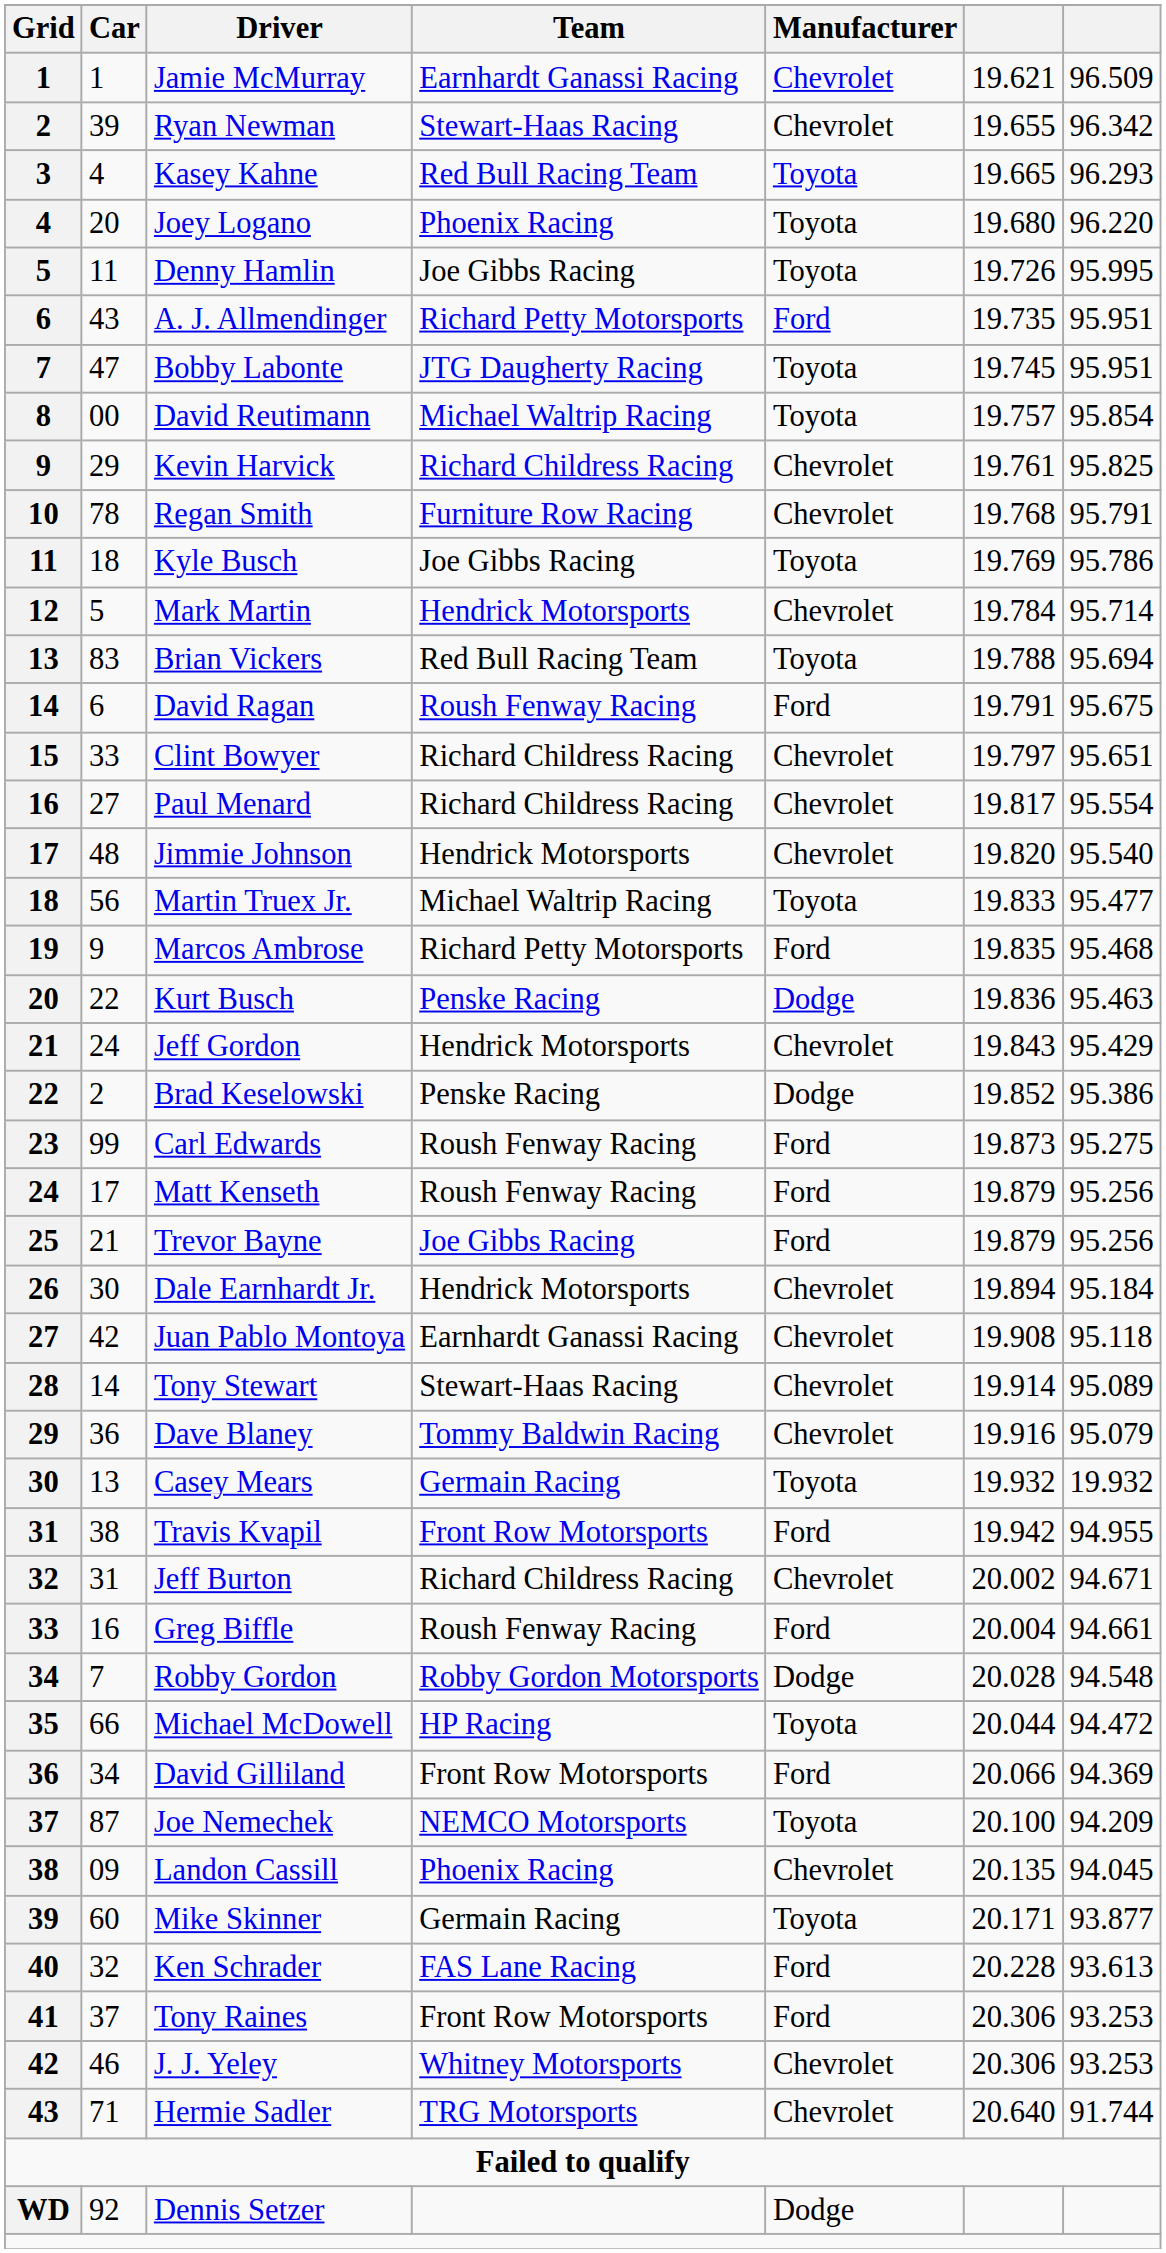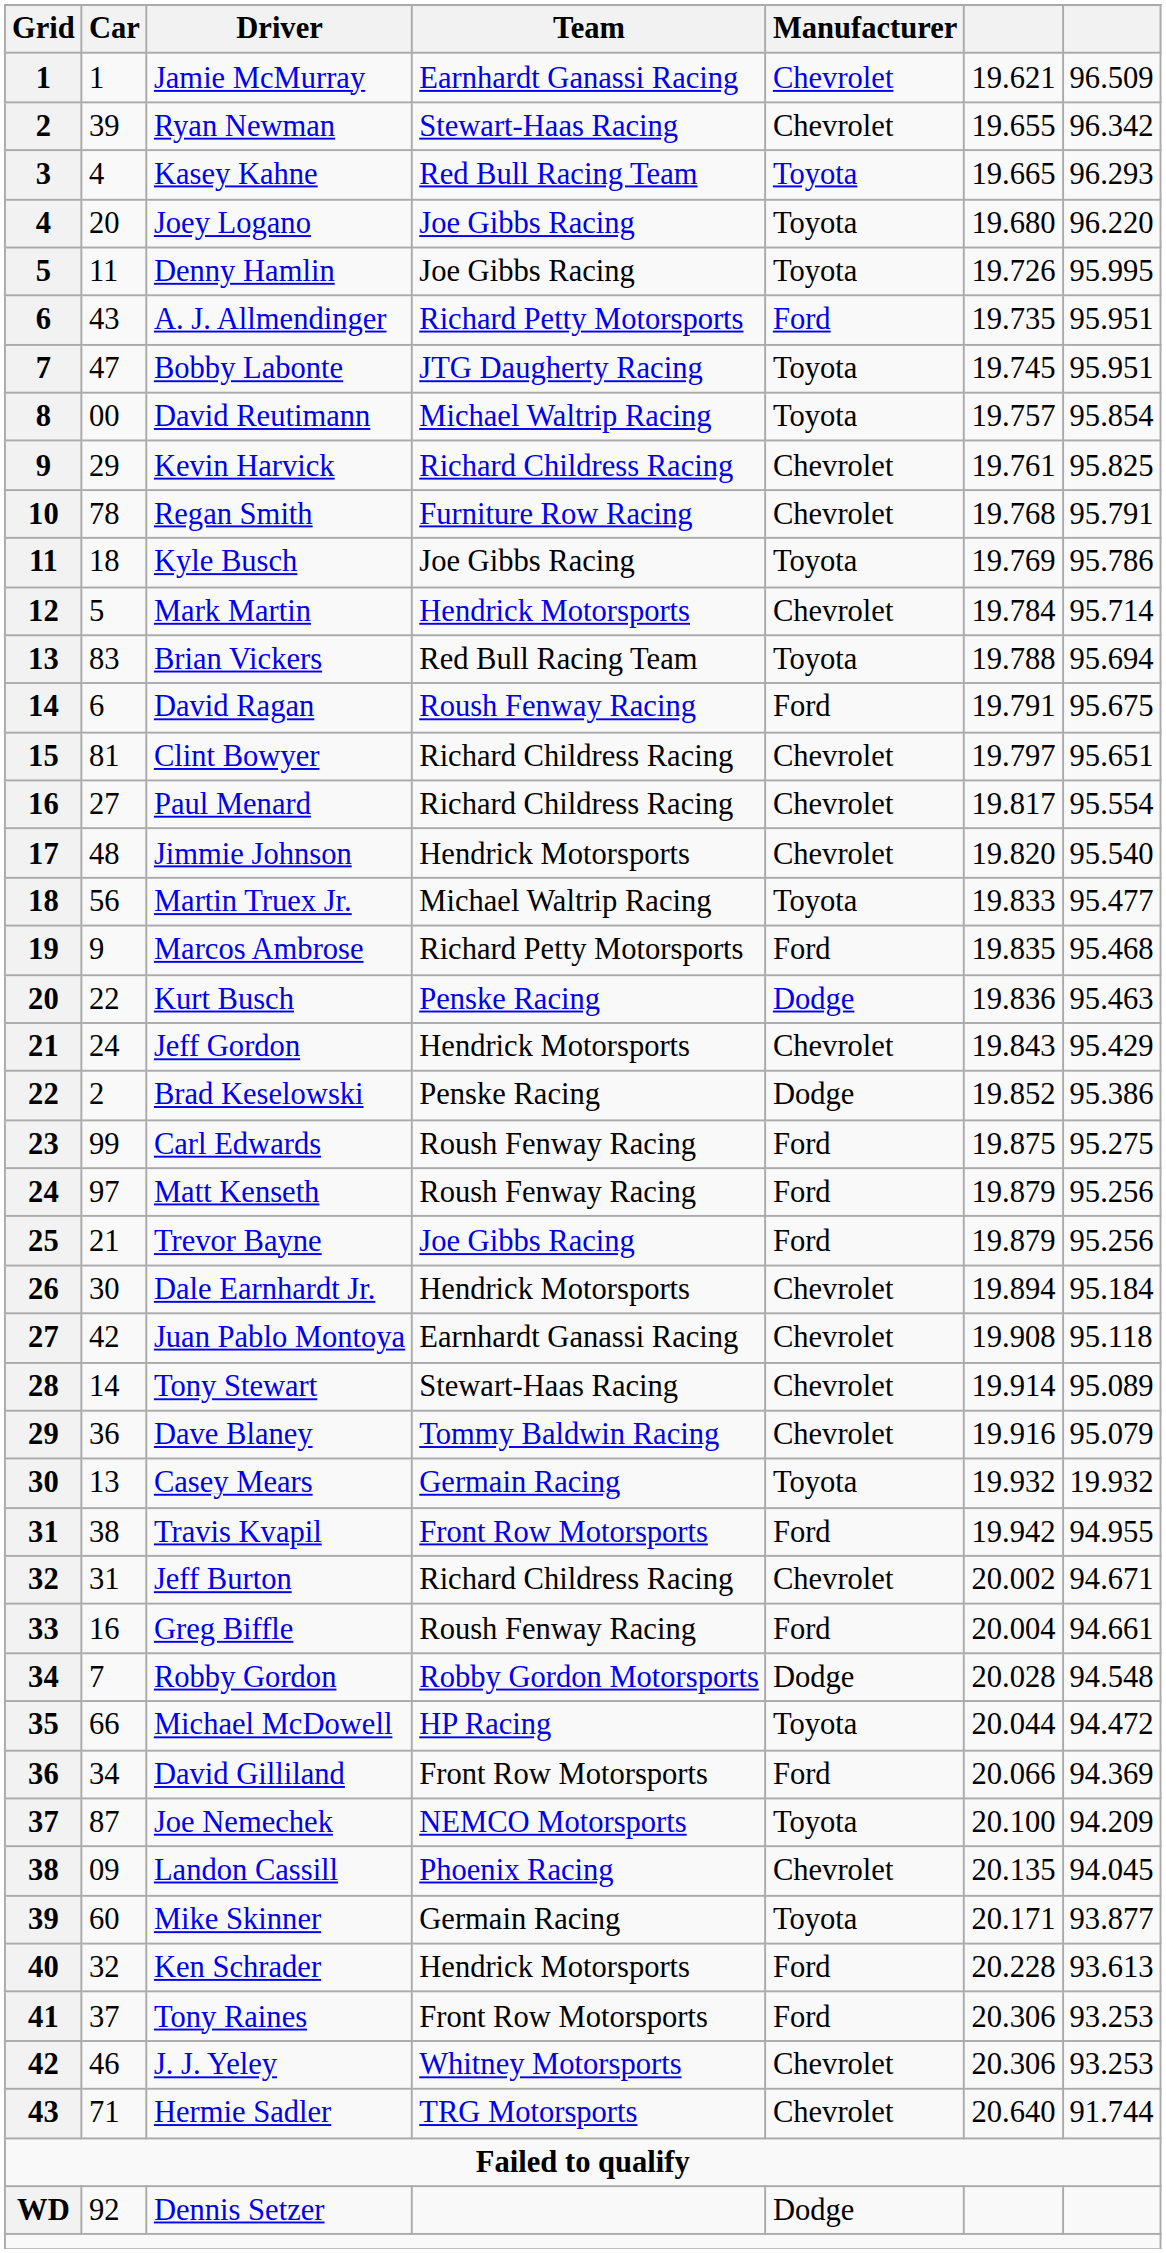(516, 222) Phoenix Racing -> (527, 222) Joe Gibbs Racing
(104, 755) 33 -> (104, 755) 81
(1013, 1143) 19.873 -> (1013, 1143) 19.875
(104, 1191) 17 -> (104, 1191) 97
(528, 1967) FAS Lane Racing -> (555, 1967) Hendrick Motorsports
